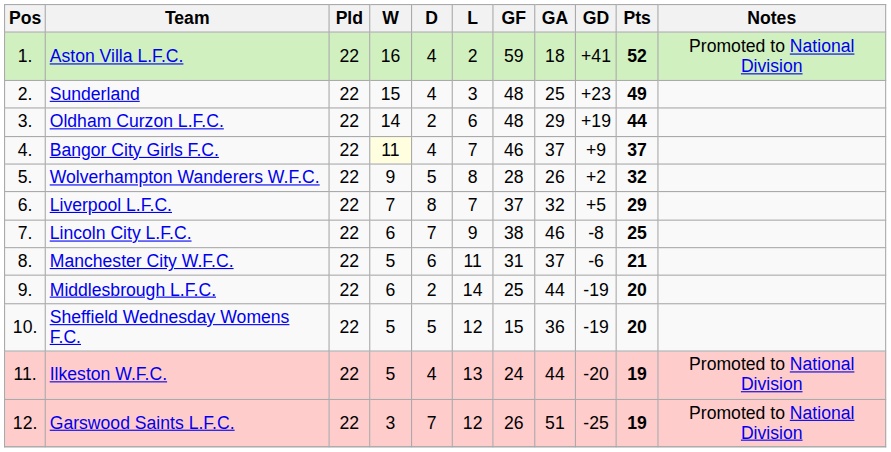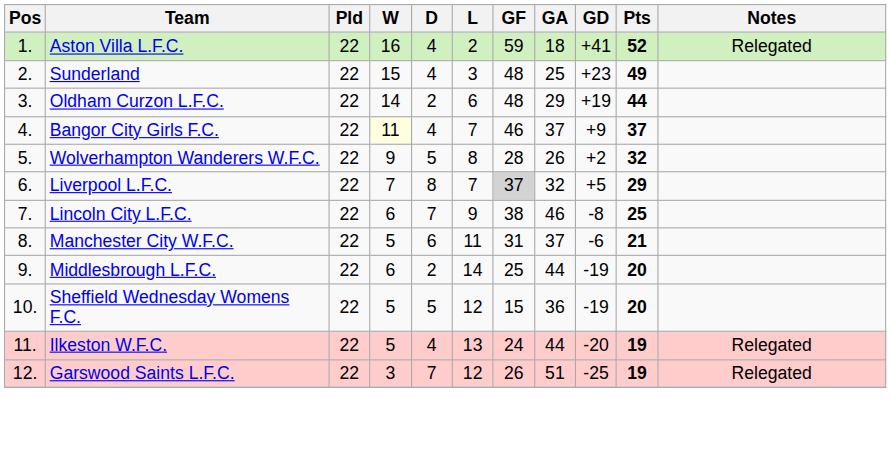(772, 56) Promoted to National Division -> (772, 46) Relegated
(514, 205) no background -> (514, 185) lightgrey background
(772, 374) Promoted to National Division -> (772, 345) Relegated
(772, 422) Promoted to National Division -> (772, 373) Relegated
